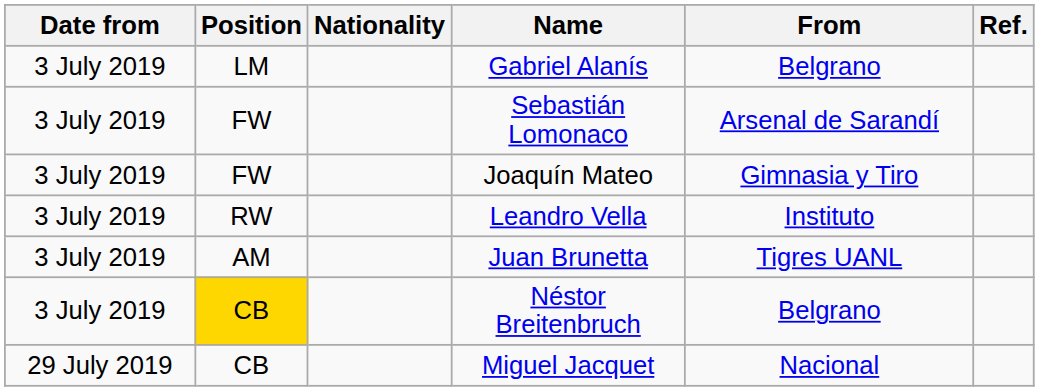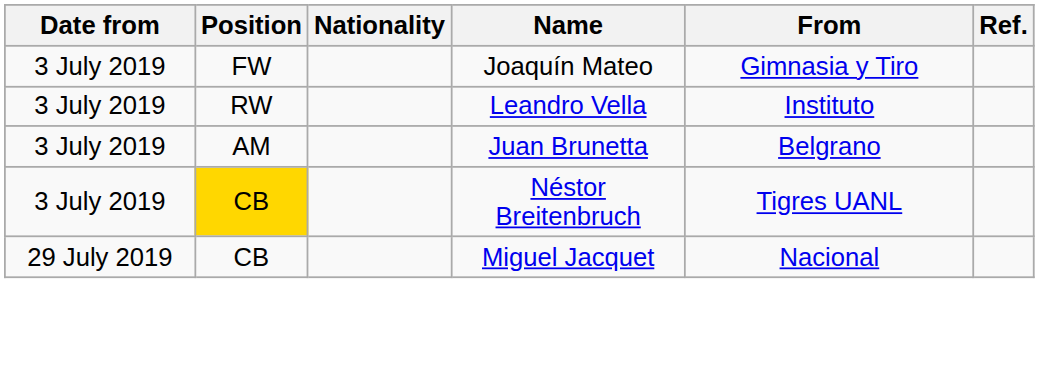- row: (568, 66)
- row: (568, 121)
(829, 256) Tigres UANL -> (829, 147) Belgrano
(829, 311) Belgrano -> (829, 202) Tigres UANL
